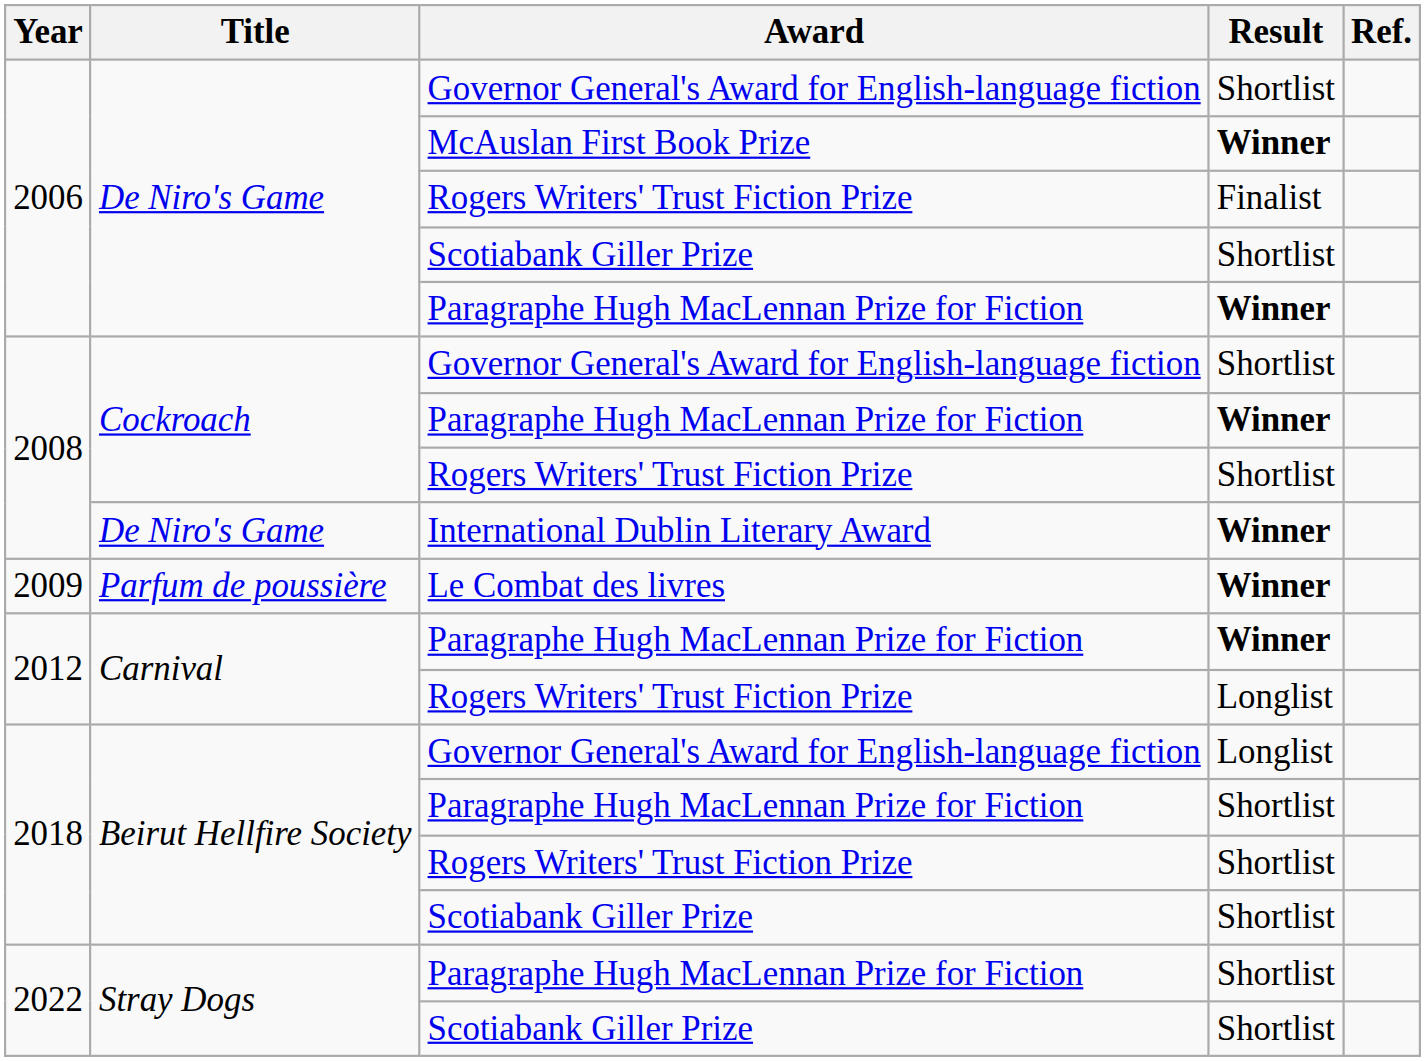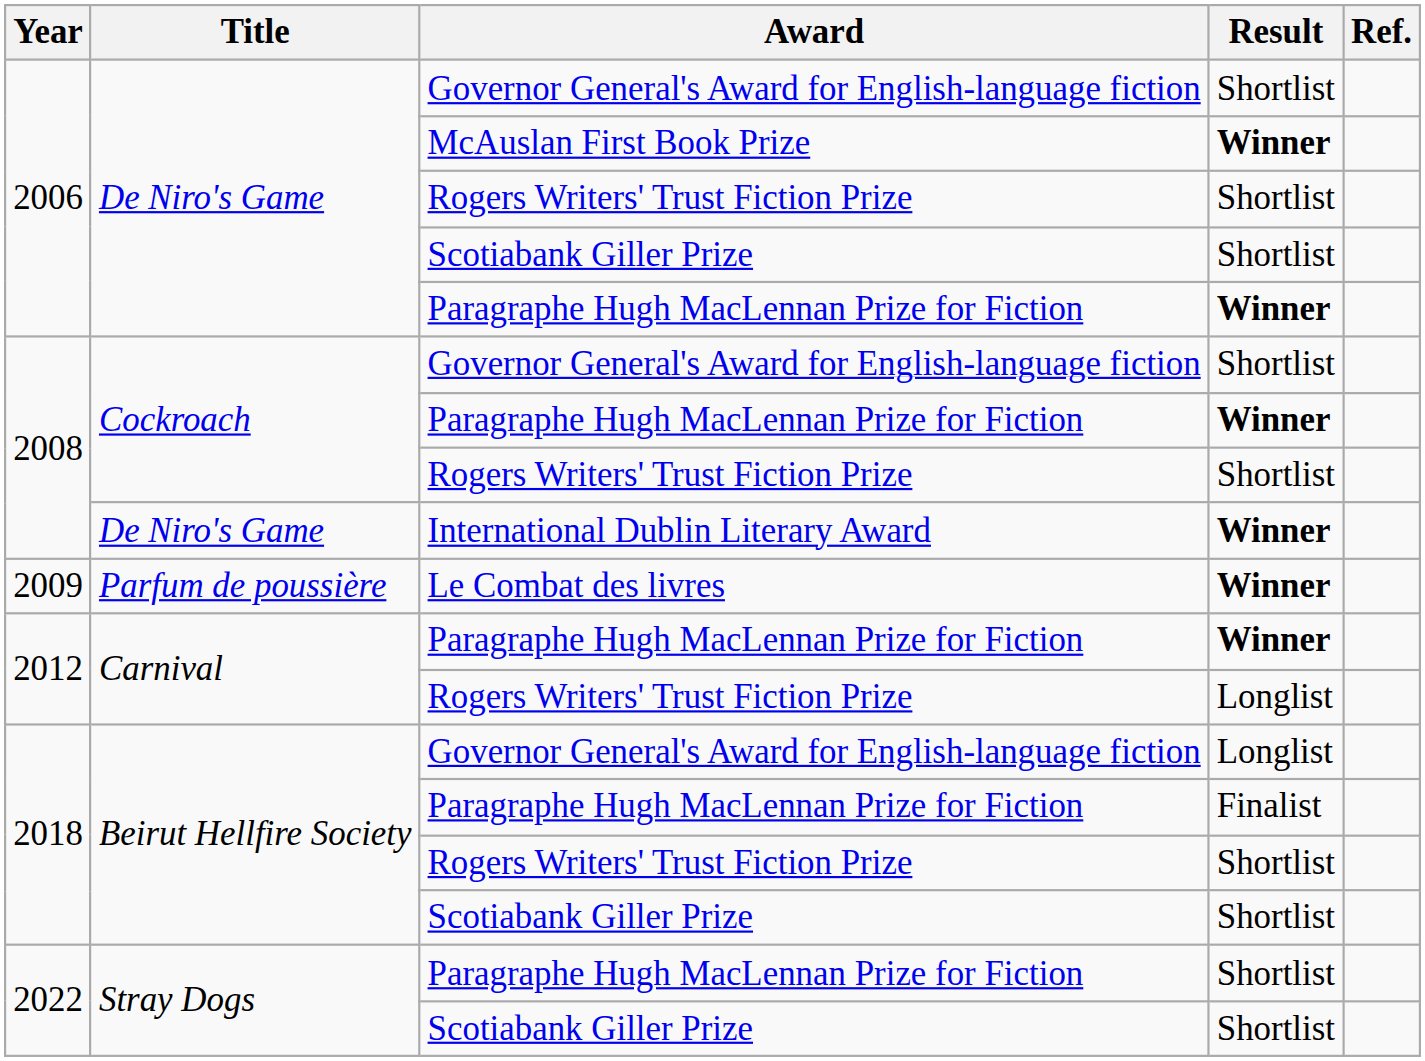(1269, 198) Finalist -> (1276, 198) Shortlist
(1276, 806) Shortlist -> (1269, 806) Finalist
